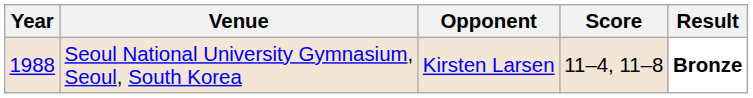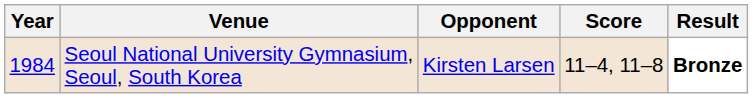(32, 65) 1988 -> (32, 65) 1984
